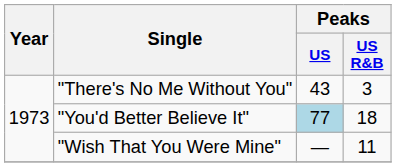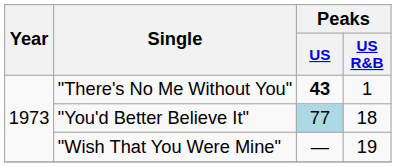(320, 89) normal -> (320, 89) bold
(367, 89) 3 -> (367, 89) 1
(367, 147) 11 -> (367, 147) 19
